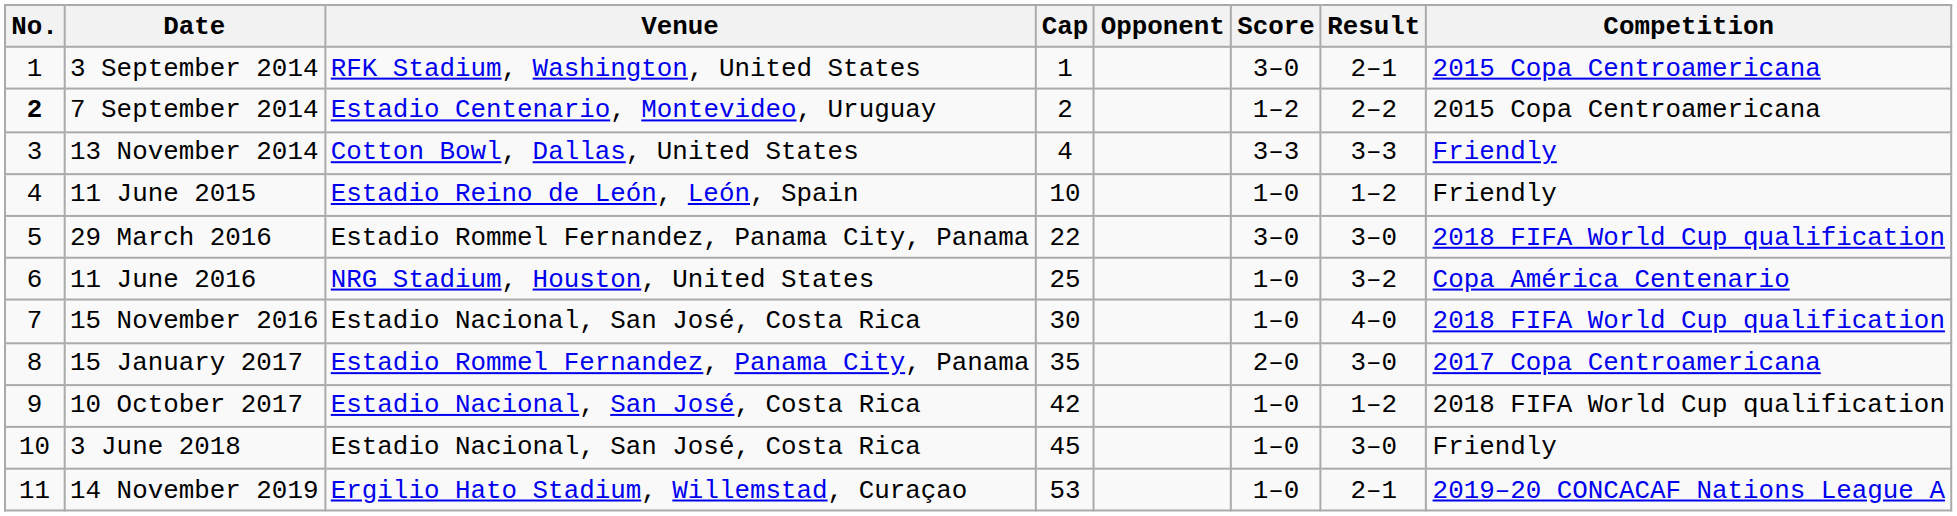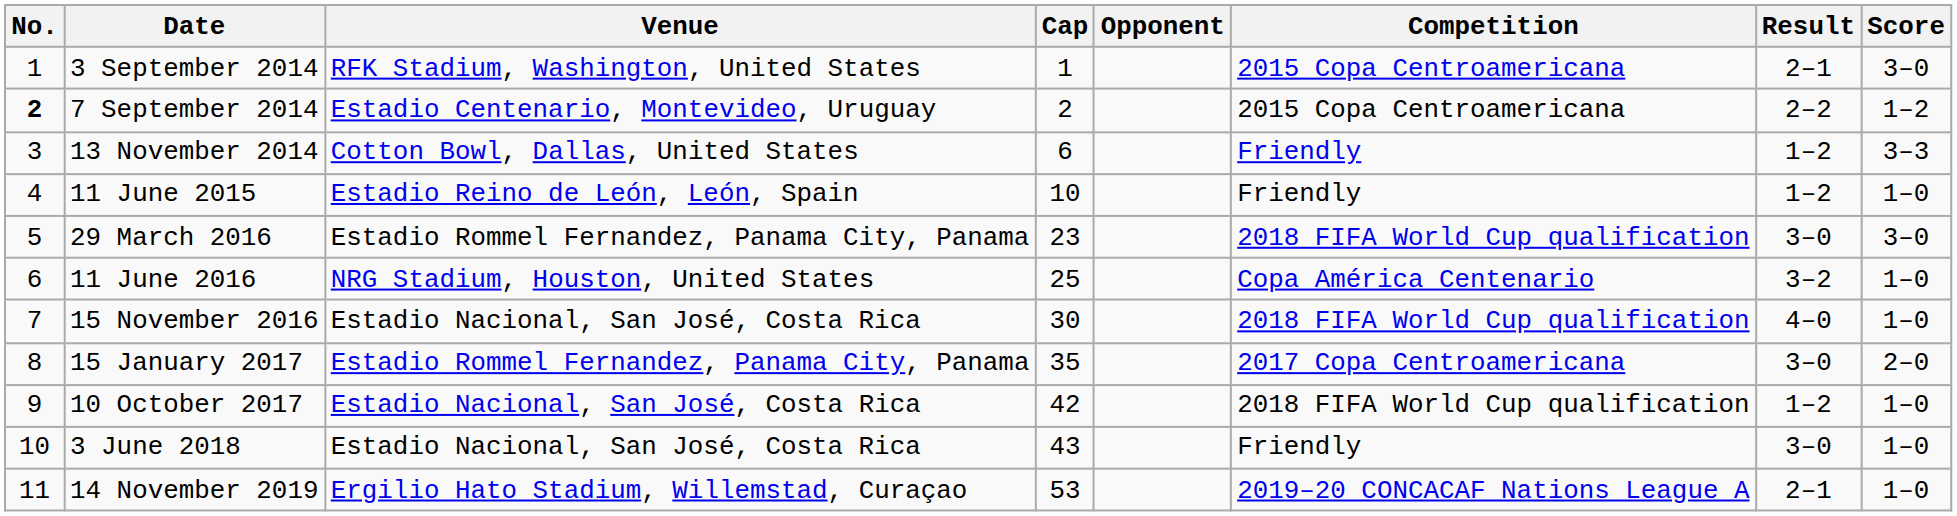columns swapped: (1276, 26) <-> (1689, 26)
(1065, 153) 4 -> (1065, 153) 6
(1374, 153) 3–3 -> (1808, 153) 1–2
(1065, 237) 22 -> (1065, 237) 23
(1065, 448) 45 -> (1065, 448) 43
